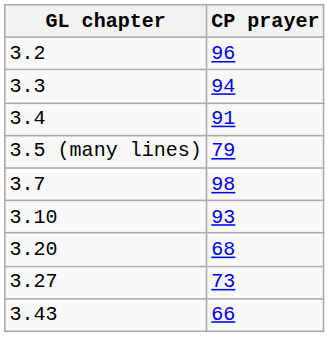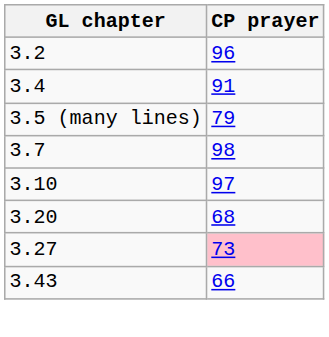- row: (28, 86)
(223, 217) 93 -> (223, 184) 97
(223, 282) no background -> (223, 249) pink background
